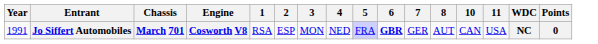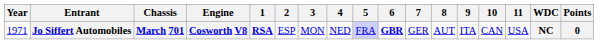+ column: (468, 13)
(17, 30) 1991 -> (17, 30) 1971
(262, 30) normal -> (262, 30) bold
